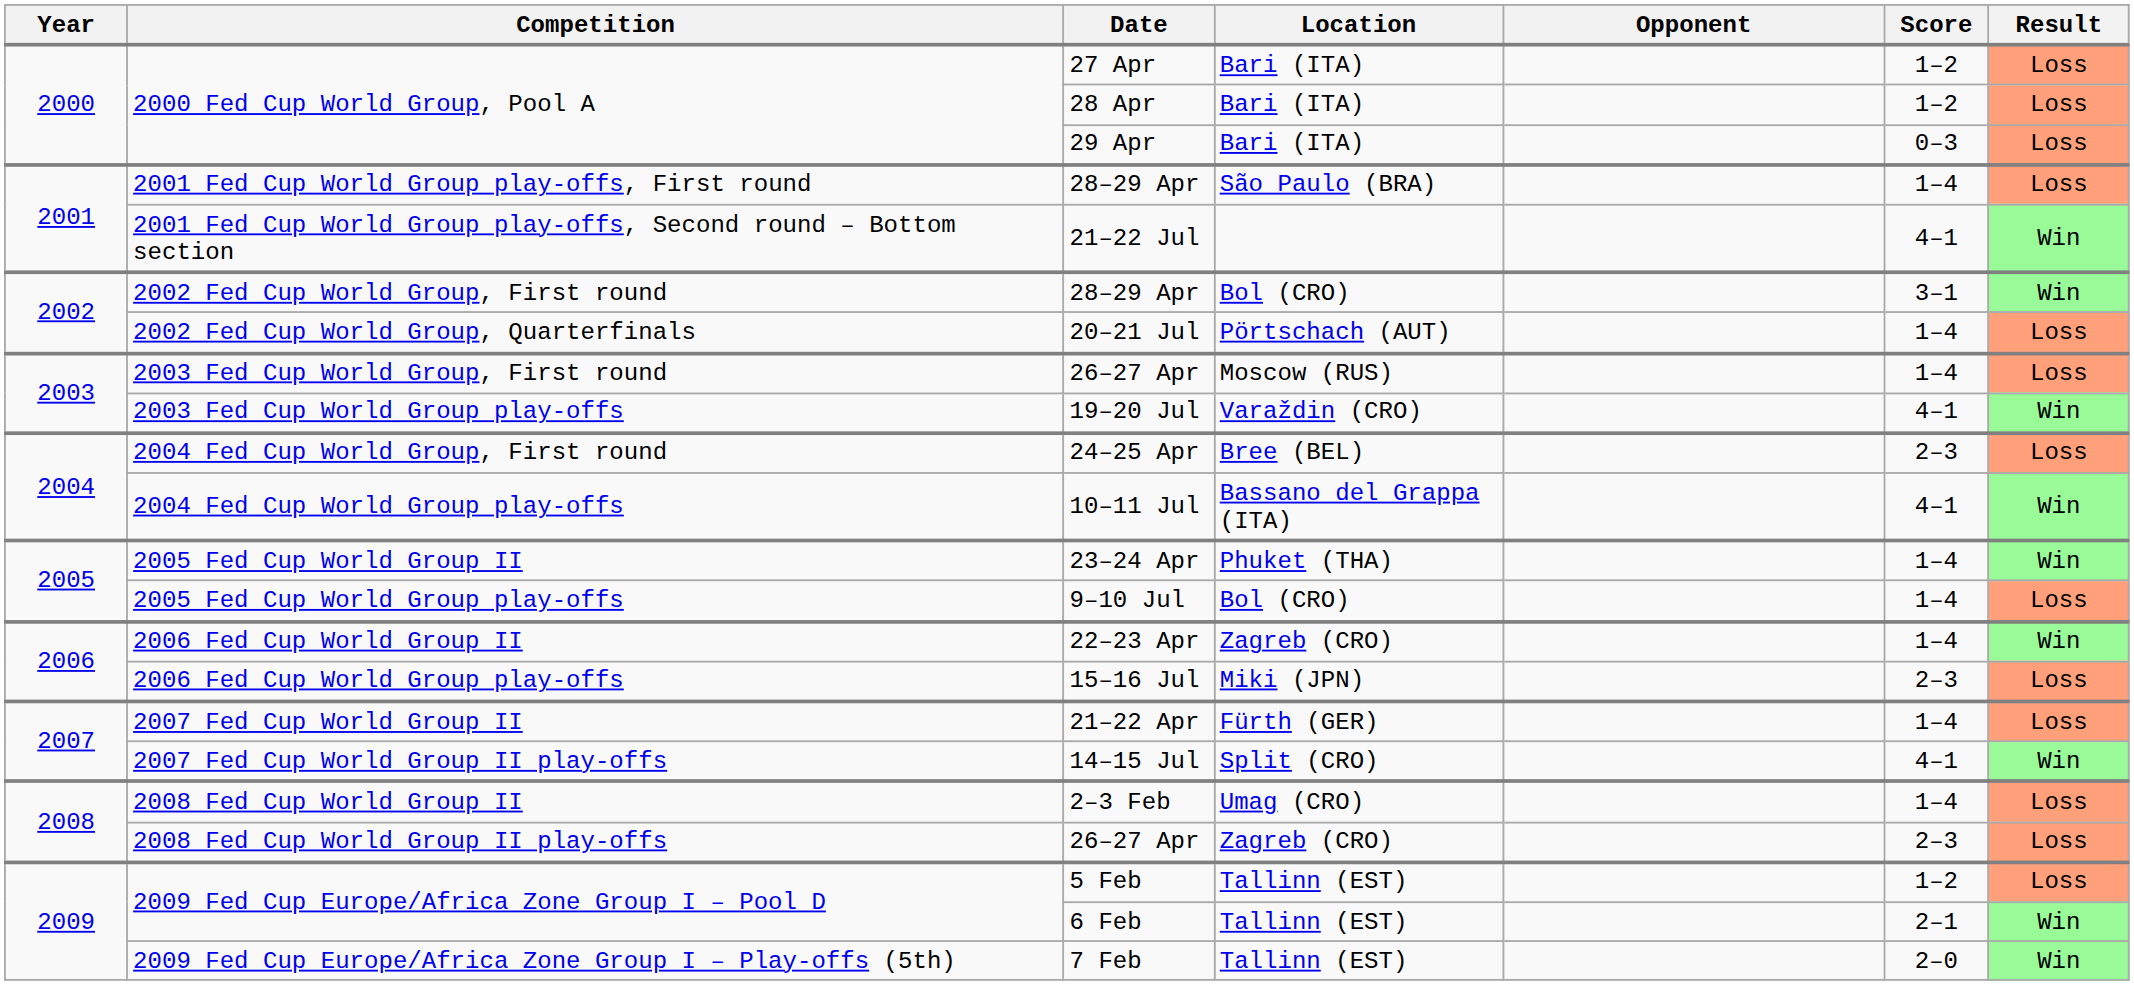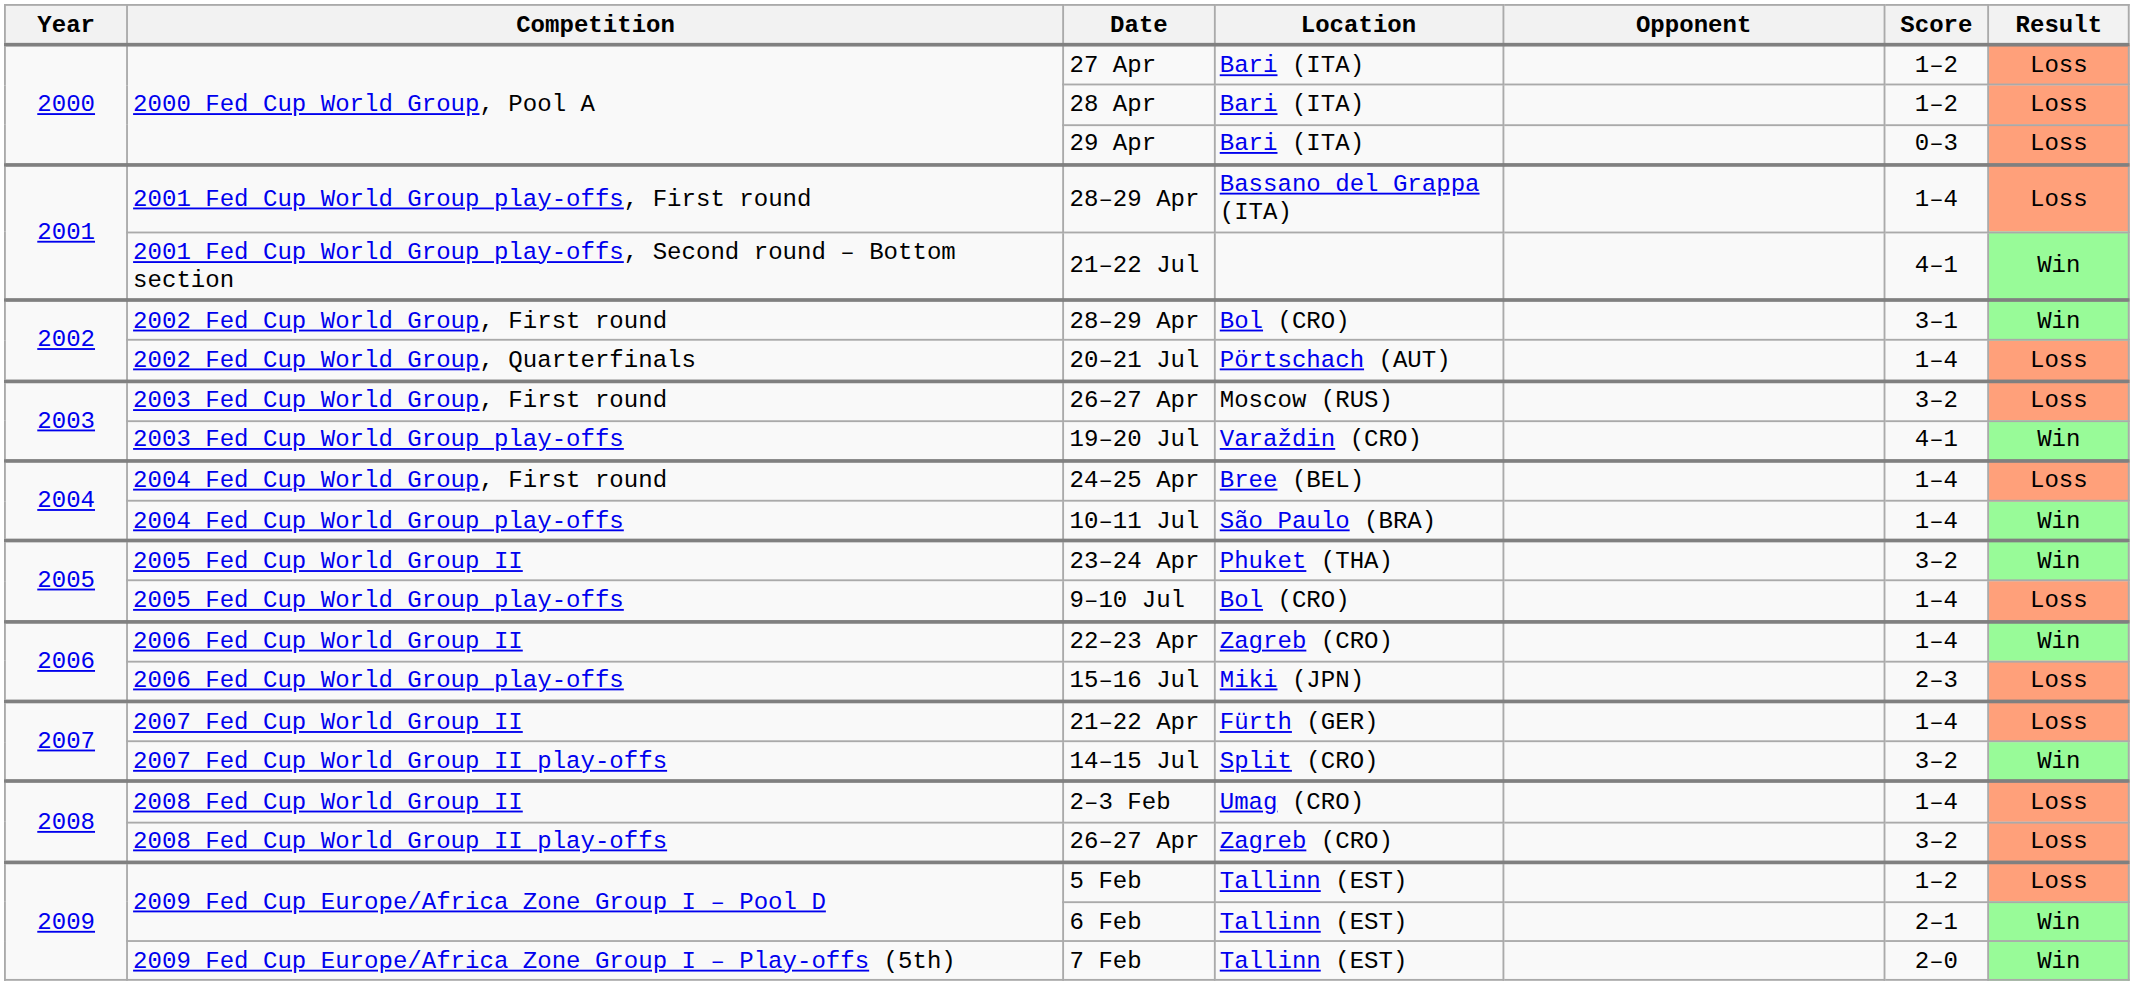(1328, 185) São Paulo (BRA) -> (1350, 199) Bassano del Grappa (ITA)
(1936, 373) 1–4 -> (1936, 401) 3–2
(1936, 453) 2–3 -> (1936, 481) 1–4
(1350, 507) Bassano del Grappa (ITA) -> (1328, 520) São Paulo (BRA)
(1936, 507) 4–1 -> (1936, 520) 1–4
(1936, 561) 1–4 -> (1936, 561) 3–2
(1936, 761) 4–1 -> (1936, 761) 3–2
(1936, 841) 2–3 -> (1936, 841) 3–2
